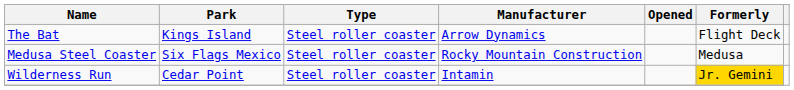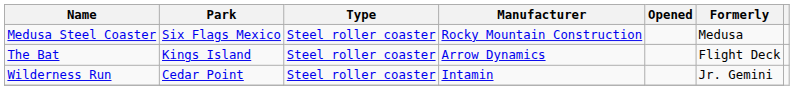rows swapped: (33, 35) <-> (82, 55)
(736, 75) gold background -> (736, 75) no background
